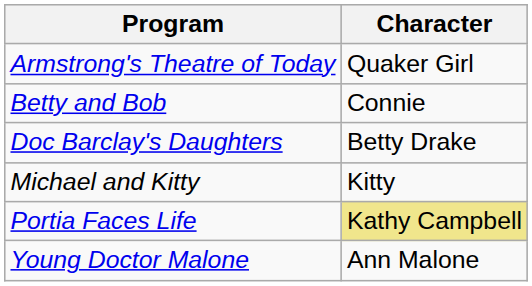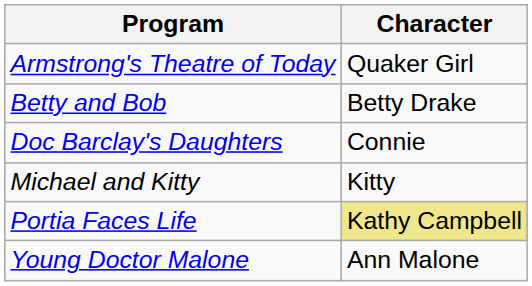(386, 102) Connie -> (412, 102) Betty Drake
(412, 142) Betty Drake -> (386, 142) Connie
